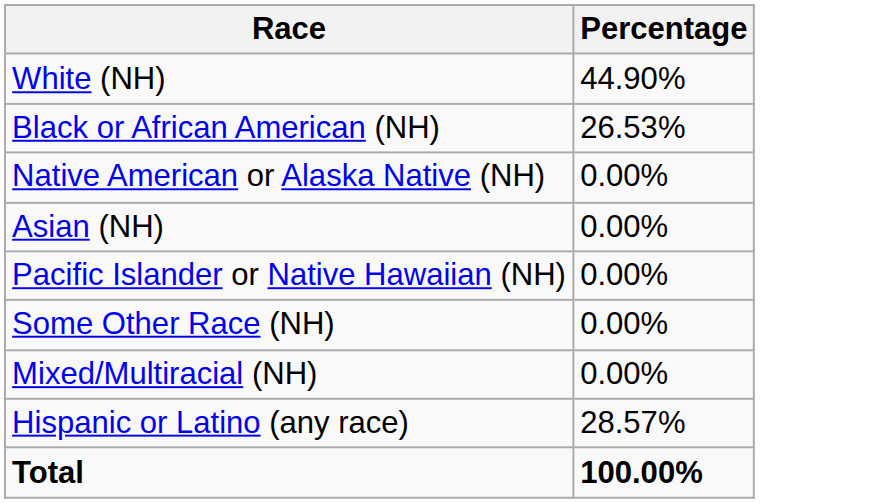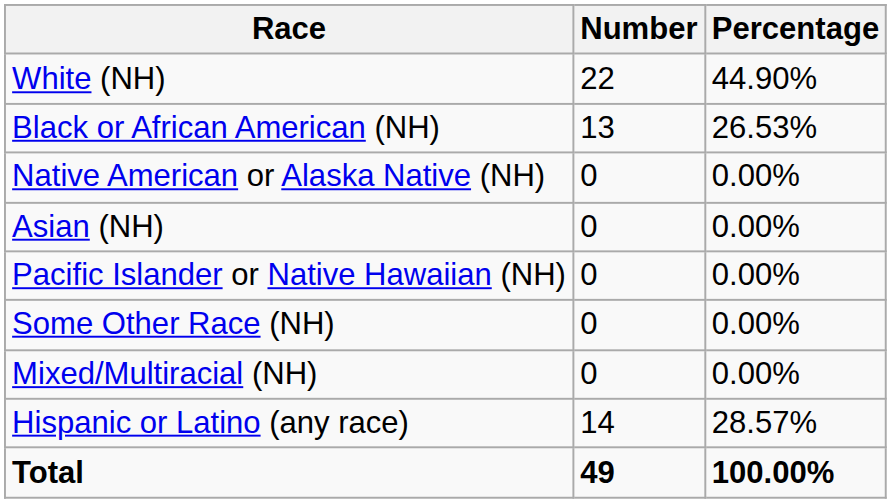+ column: (639, 29)
